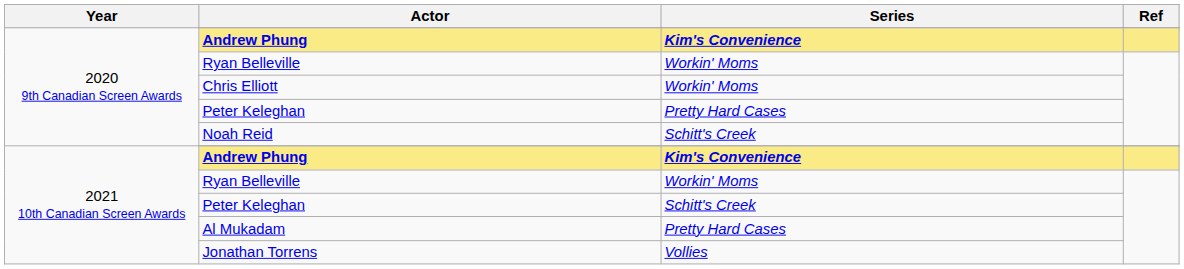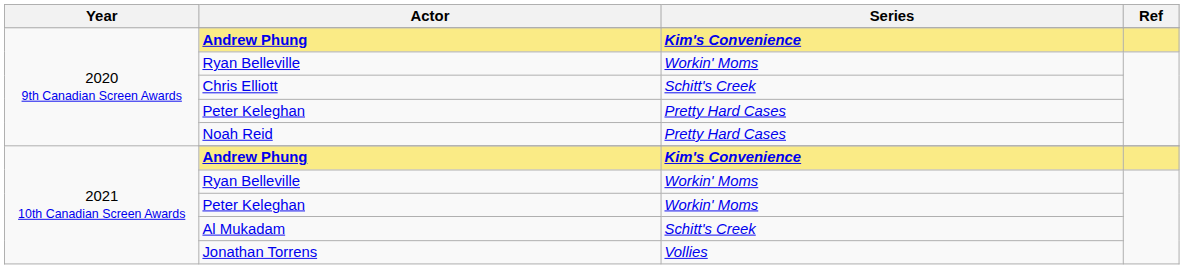(711, 87) Workin' Moms -> (710, 87) Schitt's Creek
(710, 134) Schitt's Creek -> (725, 134) Pretty Hard Cases
(710, 205) Schitt's Creek -> (711, 205) Workin' Moms
(725, 228) Pretty Hard Cases -> (710, 228) Schitt's Creek
